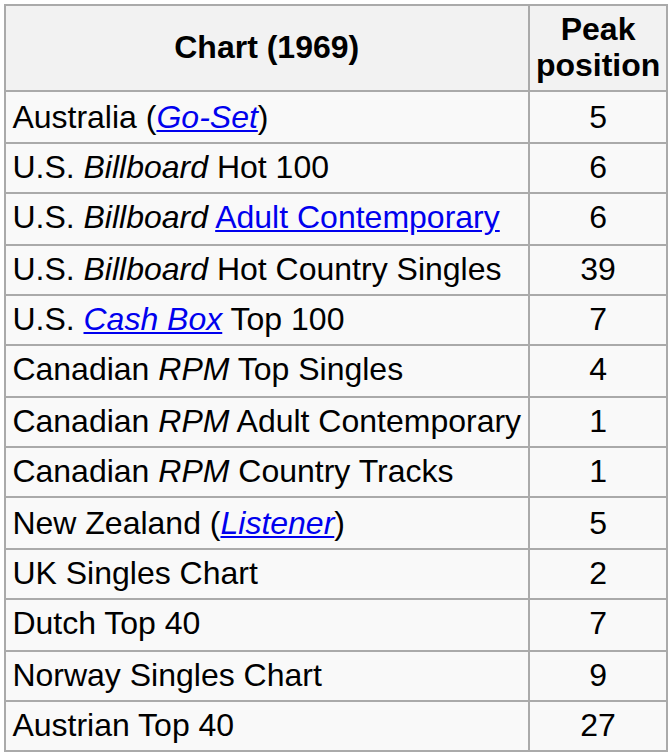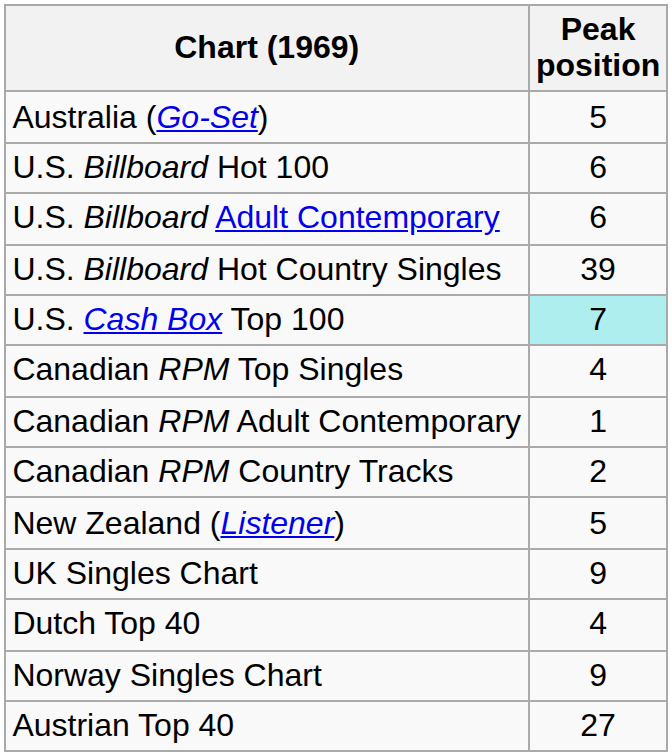(598, 319) no background -> (598, 319) paleturquoise background
(598, 471) 1 -> (598, 471) 2
(598, 573) 2 -> (598, 573) 9
(598, 624) 7 -> (598, 624) 4
